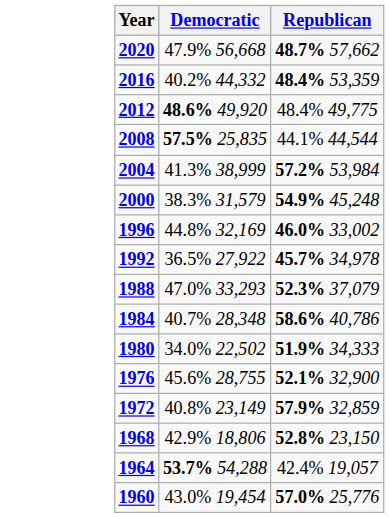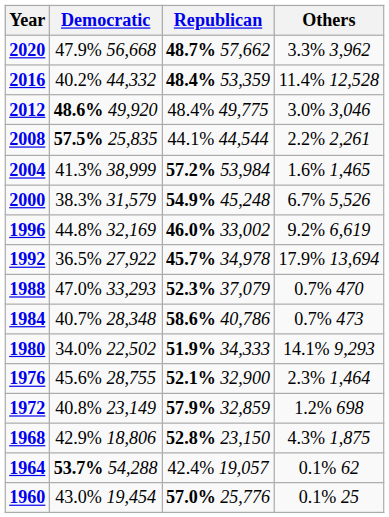+ column: (329, 20)
